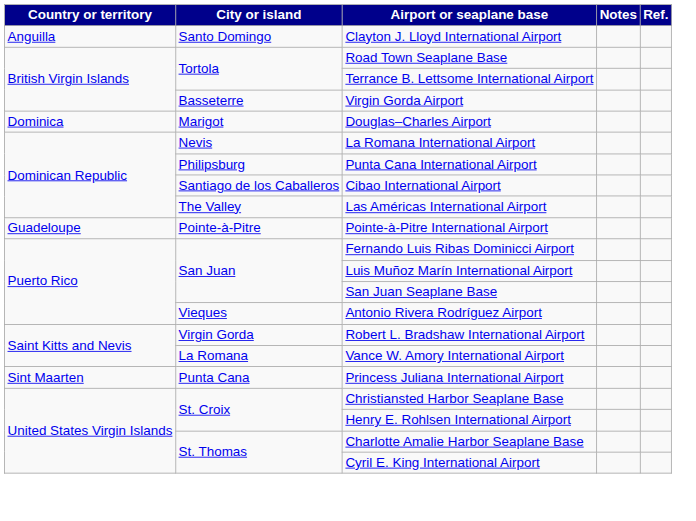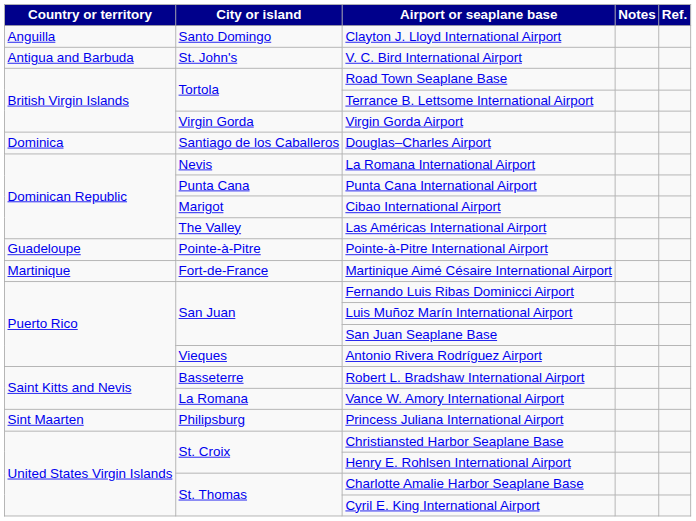+ row: (434, 57)
(211, 100) Basseterre -> (216, 121) Virgin Gorda
(201, 121) Marigot -> (259, 143) Santiago de los Caballeros
(212, 164) Philipsburg -> (214, 185) Punta Cana
(259, 185) Santiago de los Caballeros -> (201, 206) Marigot
+ row: (479, 270)
(216, 334) Virgin Gorda -> (211, 377) Basseterre
(214, 377) Punta Cana -> (212, 420) Philipsburg
